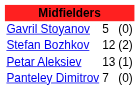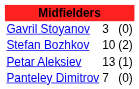(105, 29) 5 -> (105, 29) 3
(109, 45) 12 -> (109, 45) 10
